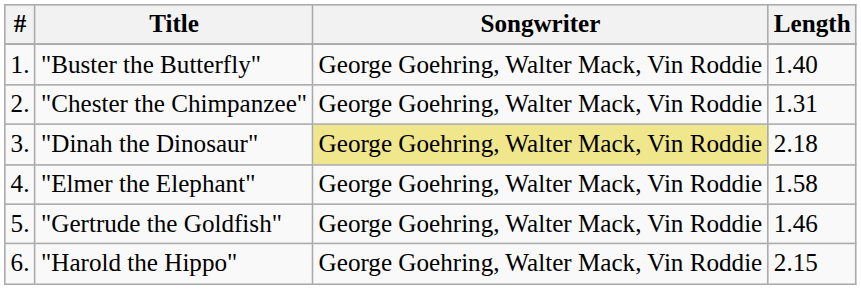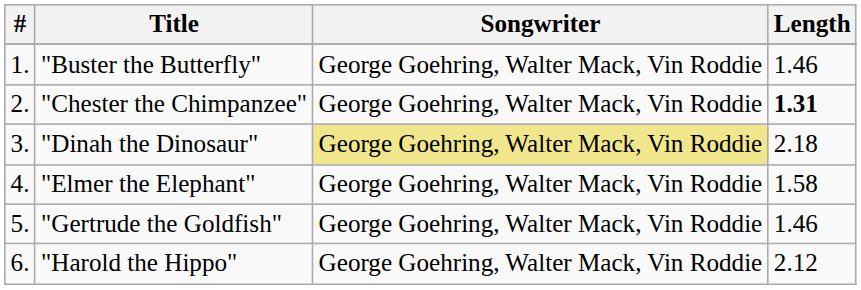(796, 64) 1.40 -> (796, 64) 1.46
(796, 104) normal -> (796, 104) bold
(796, 263) 2.15 -> (796, 263) 2.12
